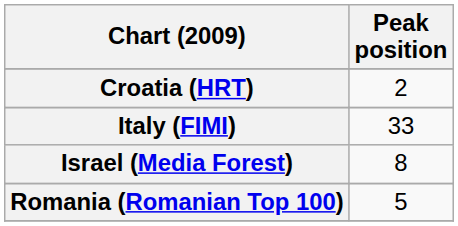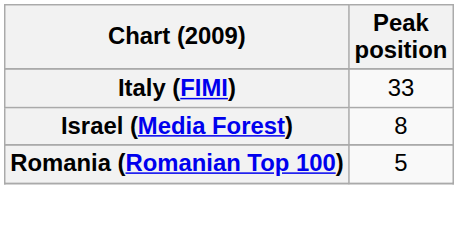- row: (177, 88)
